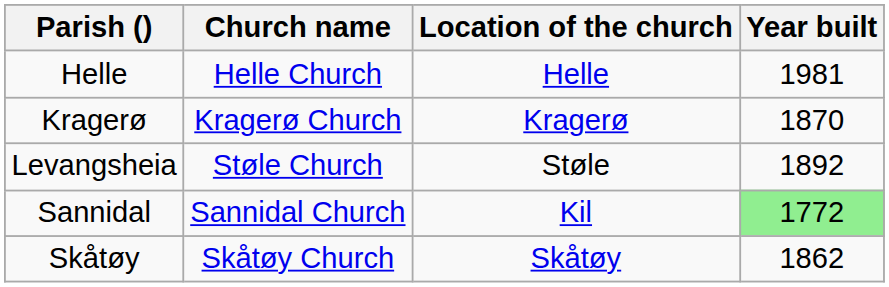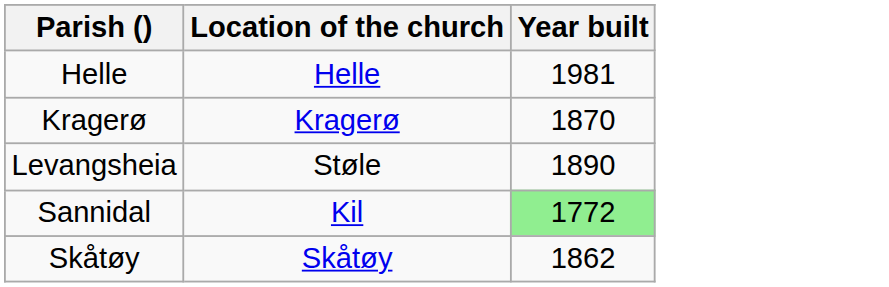- column: (298, 27)
(812, 166) 1892 -> (583, 166) 1890
